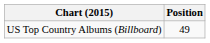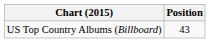(185, 29) 49 -> (185, 29) 43
